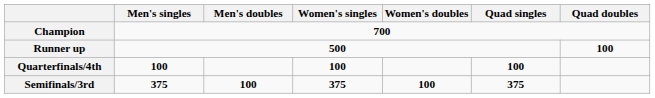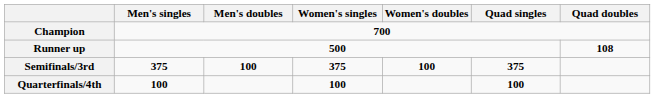(605, 48) 100 -> (605, 48) 108
rows swapped: (59, 84) <-> (59, 66)
